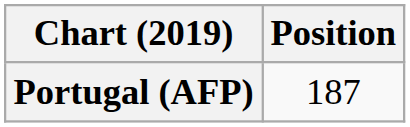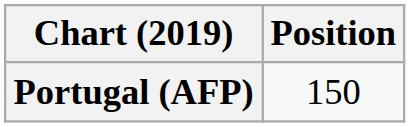(333, 91) 187 -> (333, 91) 150
